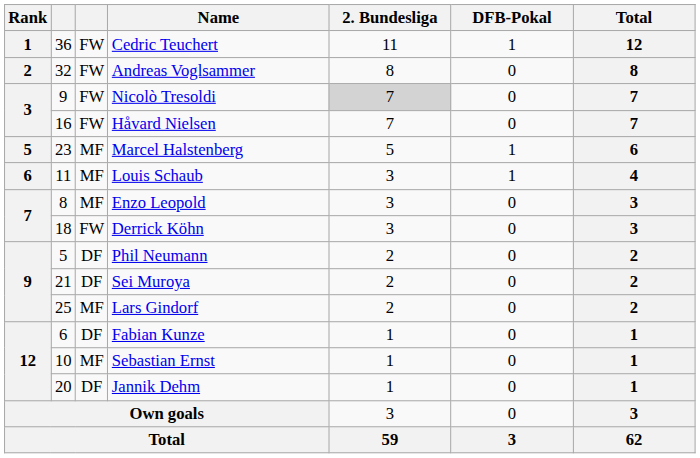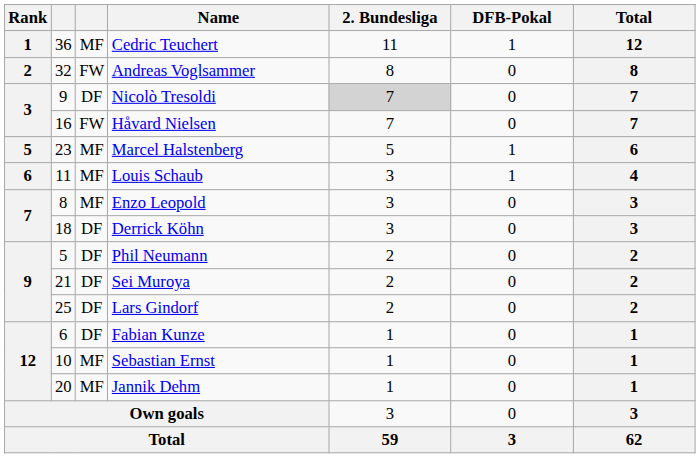(92, 44) FW -> (92, 44) MF
(92, 96) FW -> (92, 96) DF
(92, 228) FW -> (92, 228) DF
(92, 307) MF -> (92, 307) DF
(92, 387) DF -> (92, 387) MF
